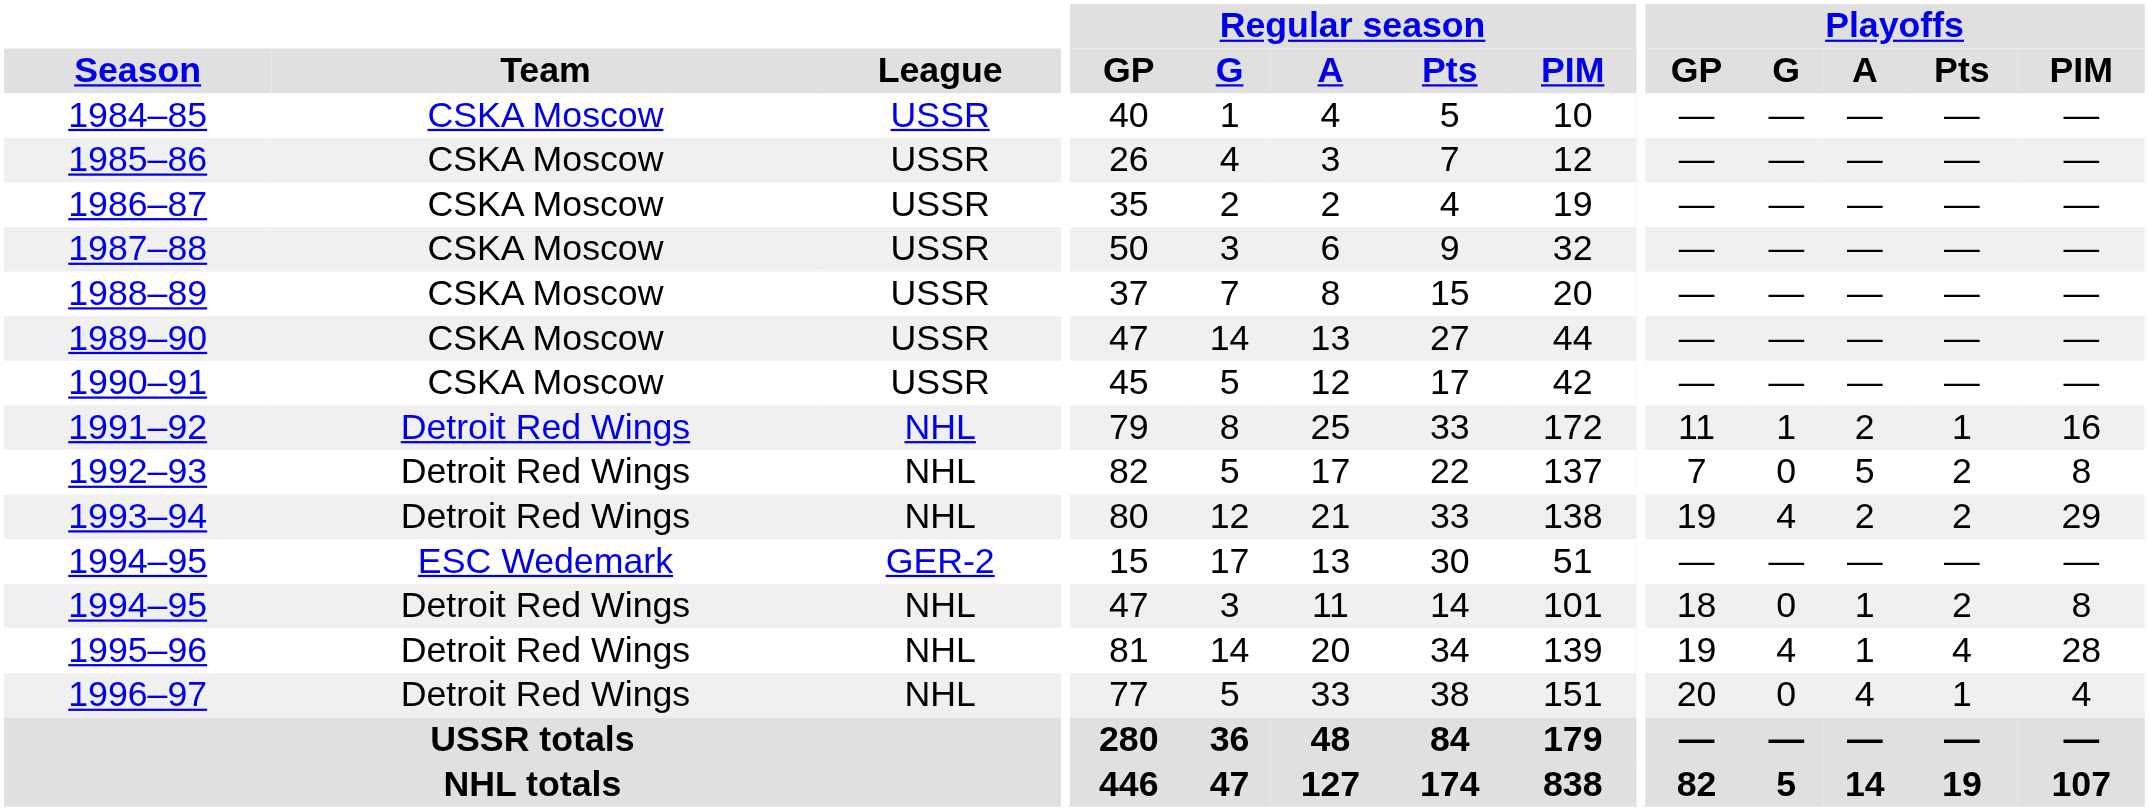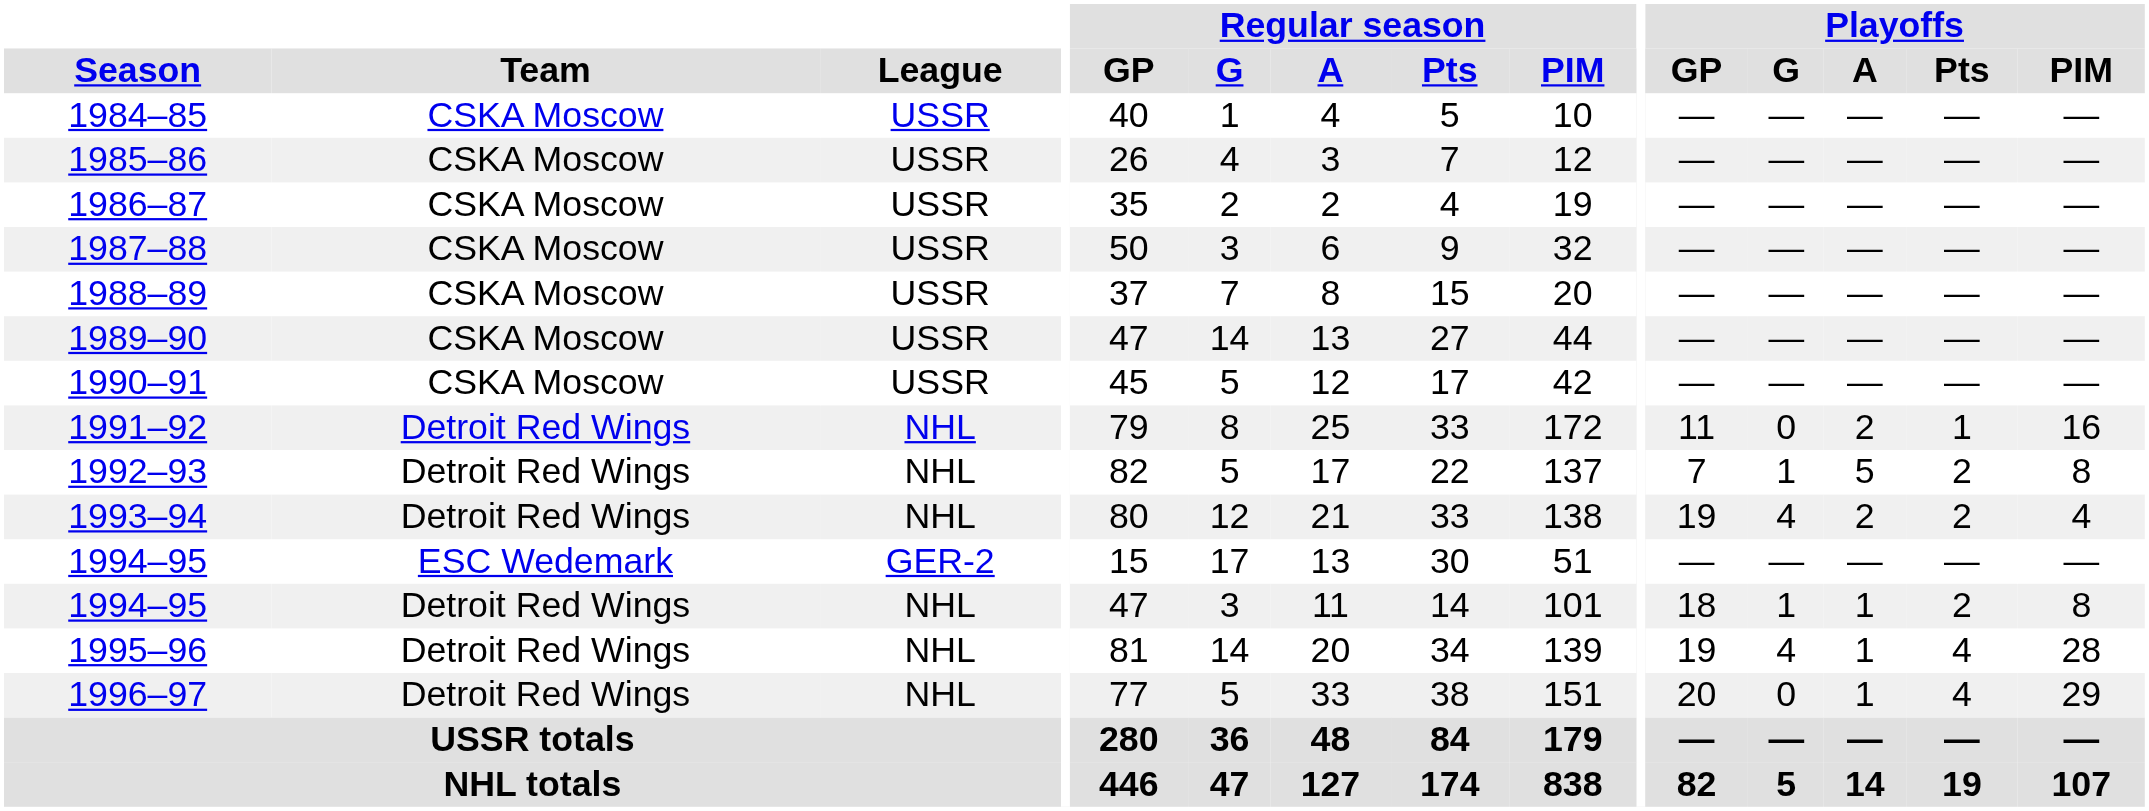(1786, 427) 1 -> (1786, 427) 0
(1786, 471) 0 -> (1786, 471) 1
(2081, 516) 29 -> (2081, 516) 4
(1786, 605) 0 -> (1786, 605) 1
(1865, 694) 4 -> (1865, 694) 1
(1962, 694) 1 -> (1962, 694) 4
(2081, 694) 4 -> (2081, 694) 29
